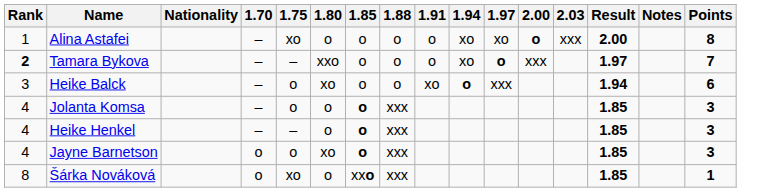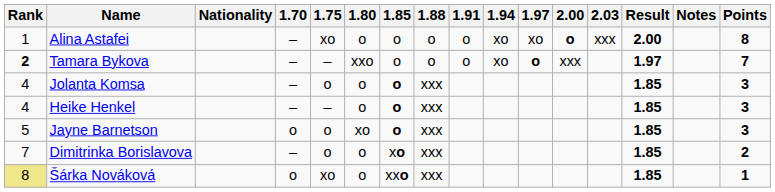- row: (88, 84)
(25, 152) 4 -> (25, 130) 5
+ row: (121, 152)
(25, 175) no background -> (25, 175) khaki background
